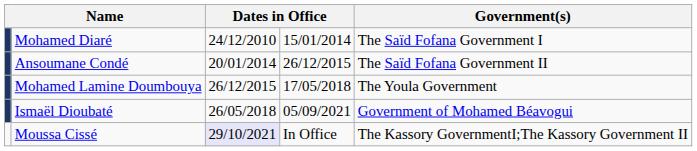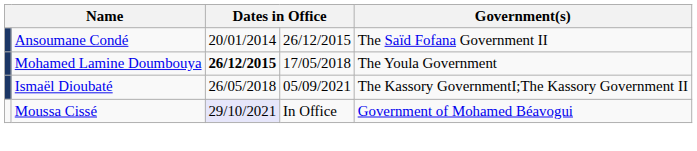- row: (63, 39)
(242, 87) normal -> (242, 63) bold
(465, 110) Government of Mohamed Béavogui -> (523, 87) The Kassory GovernmentI;The Kassory Government II
(523, 134) The Kassory GovernmentI;The Kassory Government II -> (465, 110) Government of Mohamed Béavogui
